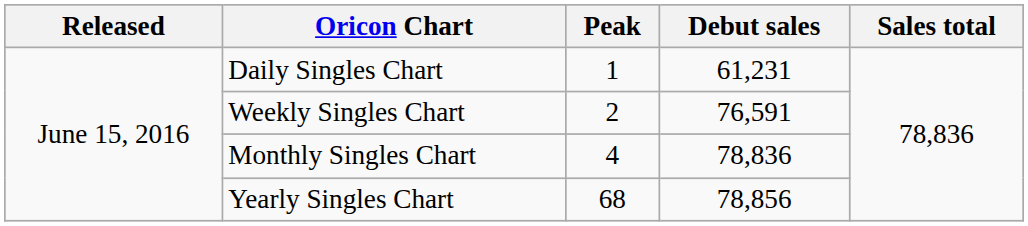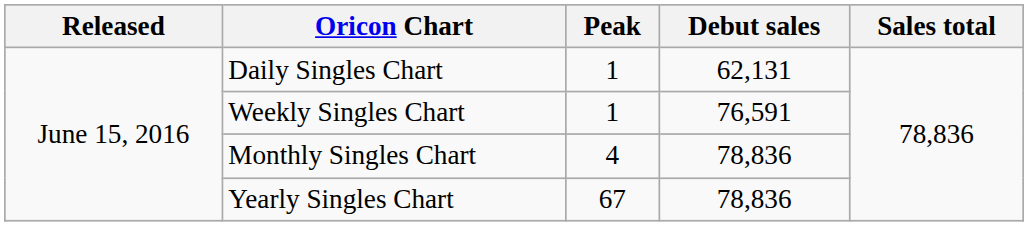(754, 69) 61,231 -> (754, 69) 62,131
(612, 112) 2 -> (612, 112) 1
(612, 198) 68 -> (612, 198) 67
(754, 198) 78,856 -> (754, 198) 78,836
